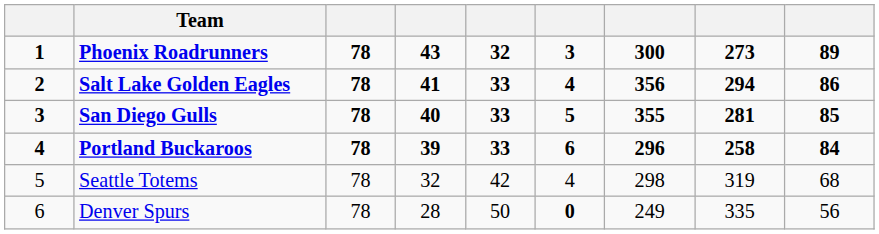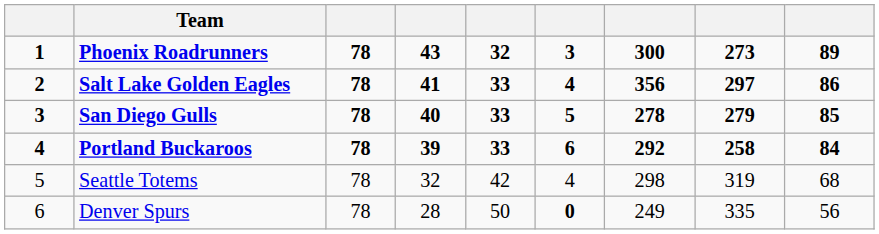(740, 84) 294 -> (740, 84) 297
(650, 116) 355 -> (650, 116) 278
(740, 116) 281 -> (740, 116) 279
(650, 148) 296 -> (650, 148) 292
